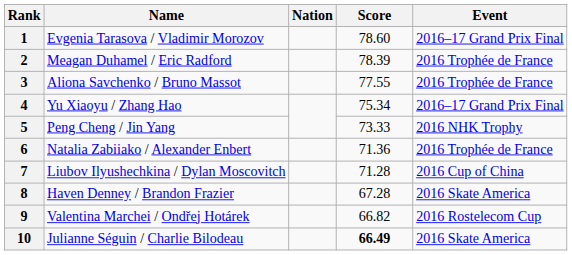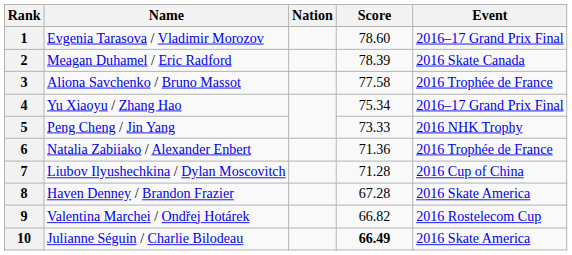(484, 60) 2016 Trophée de France -> (471, 60) 2016 Skate Canada
(374, 82) 77.55 -> (374, 82) 77.58
